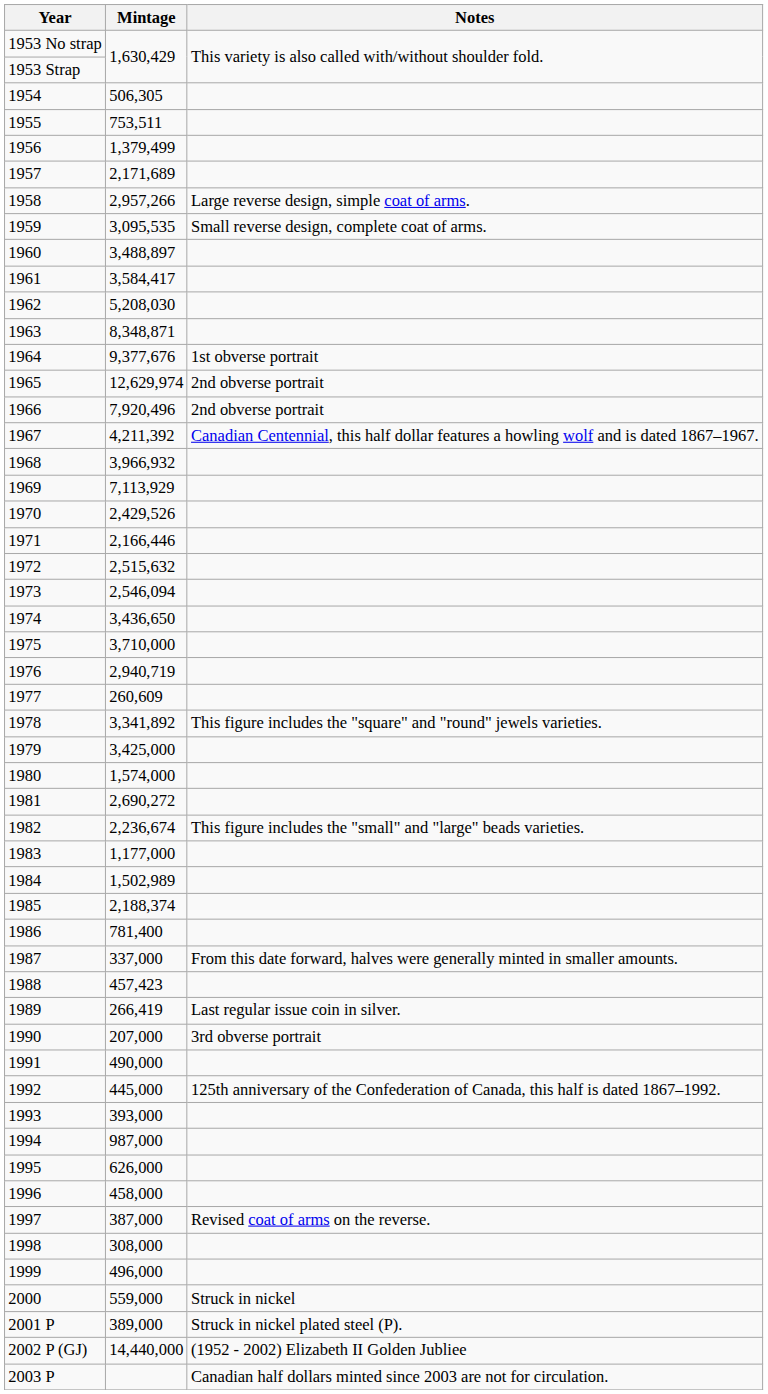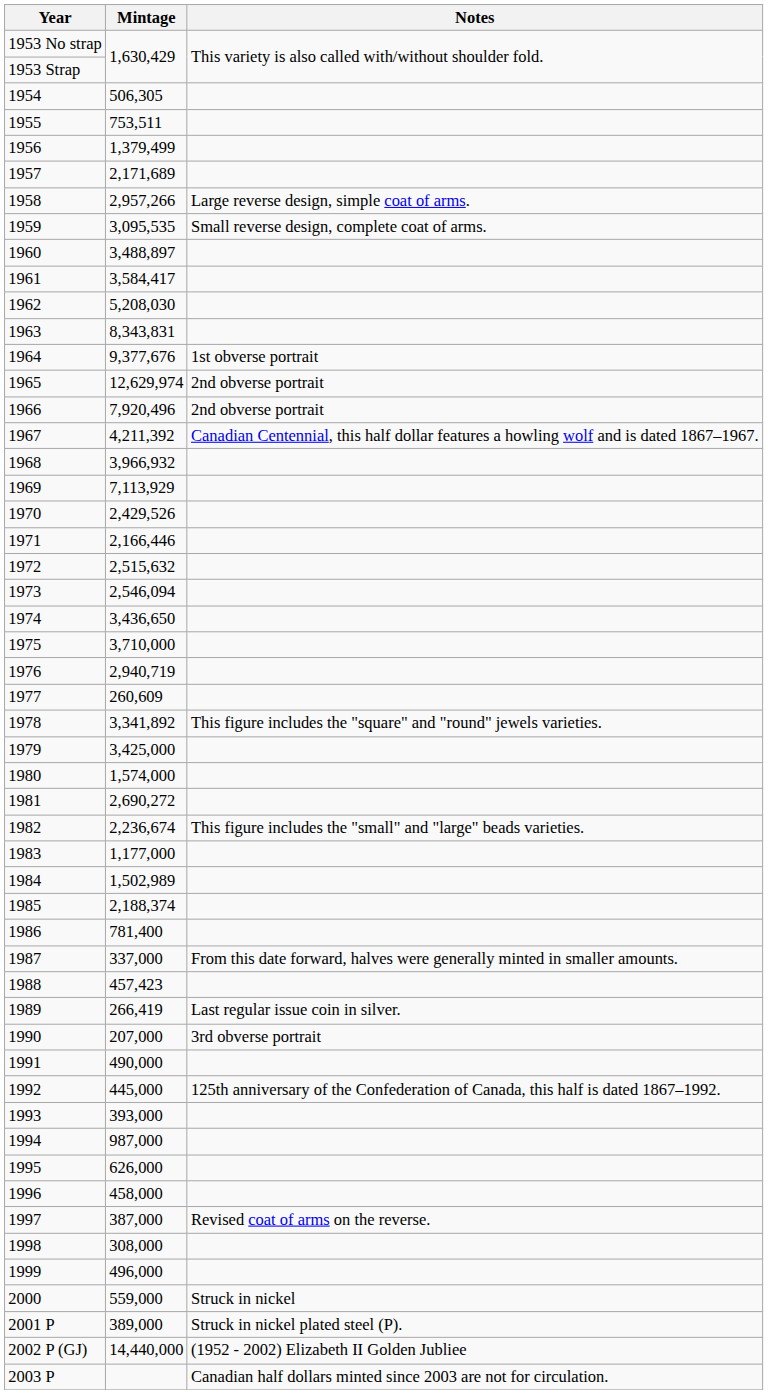(142, 331) 8,348,871 -> (142, 331) 8,343,831
